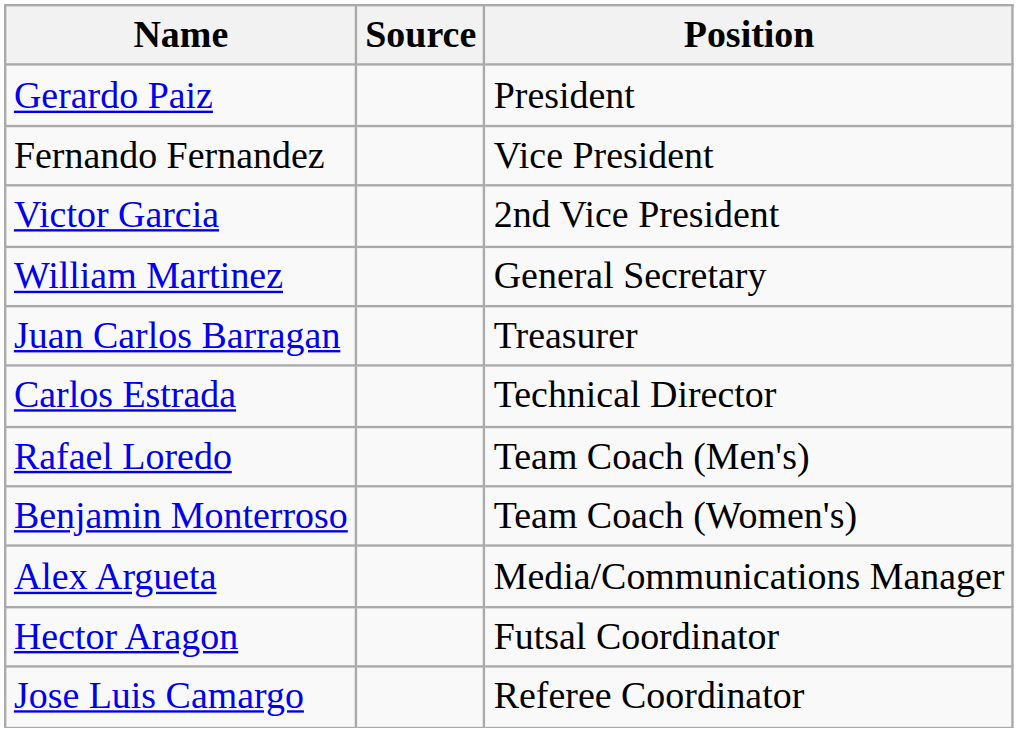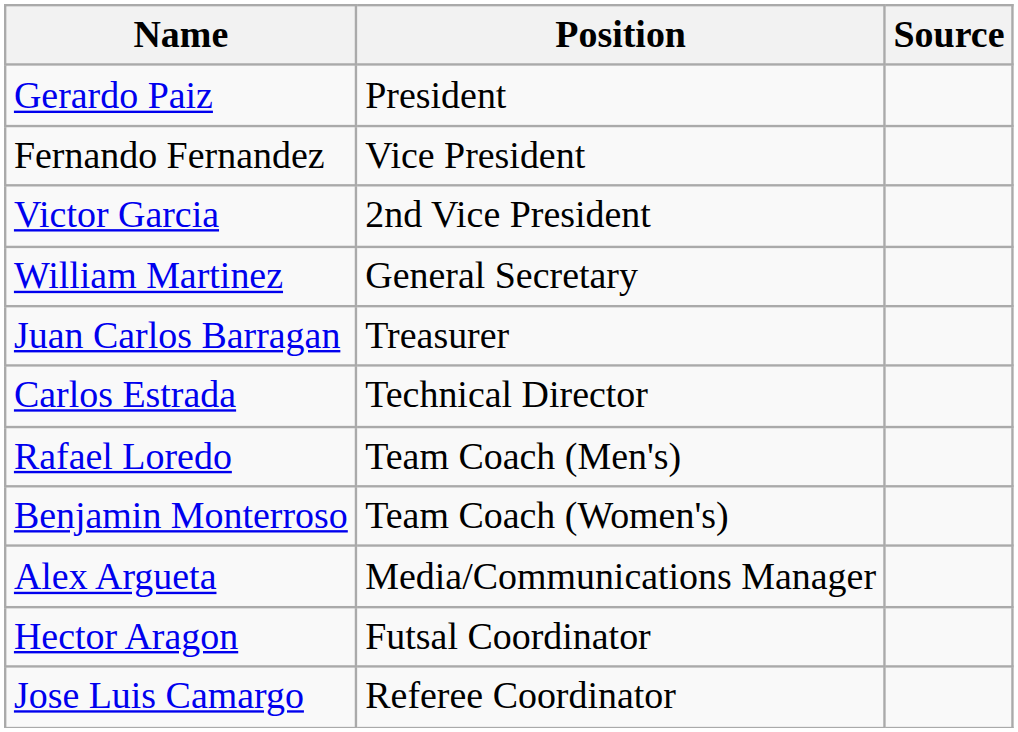columns swapped: (749, 34) <-> (421, 34)
